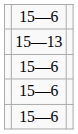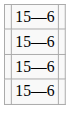- row: (8, 42)
